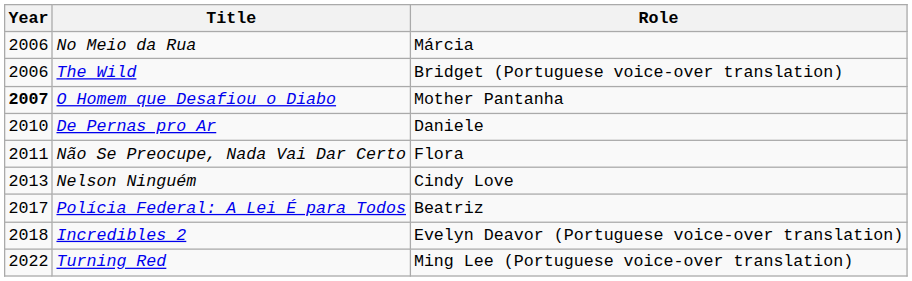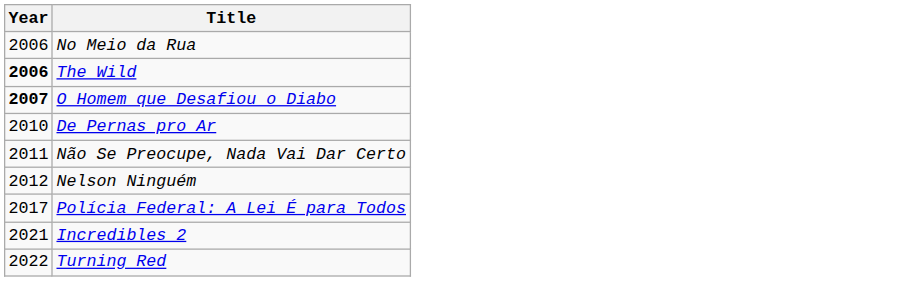- column: (659, 18)
(29, 72) normal -> (29, 72) bold
(29, 181) 2013 -> (29, 181) 2012
(29, 235) 2018 -> (29, 235) 2021
